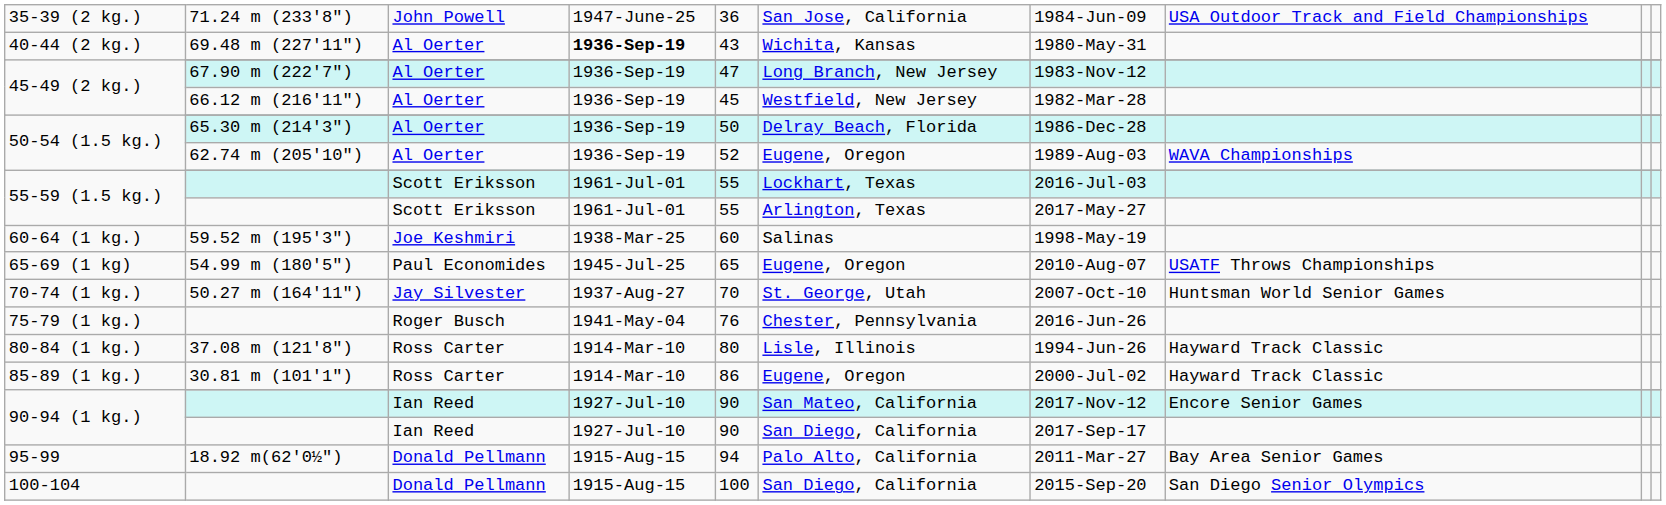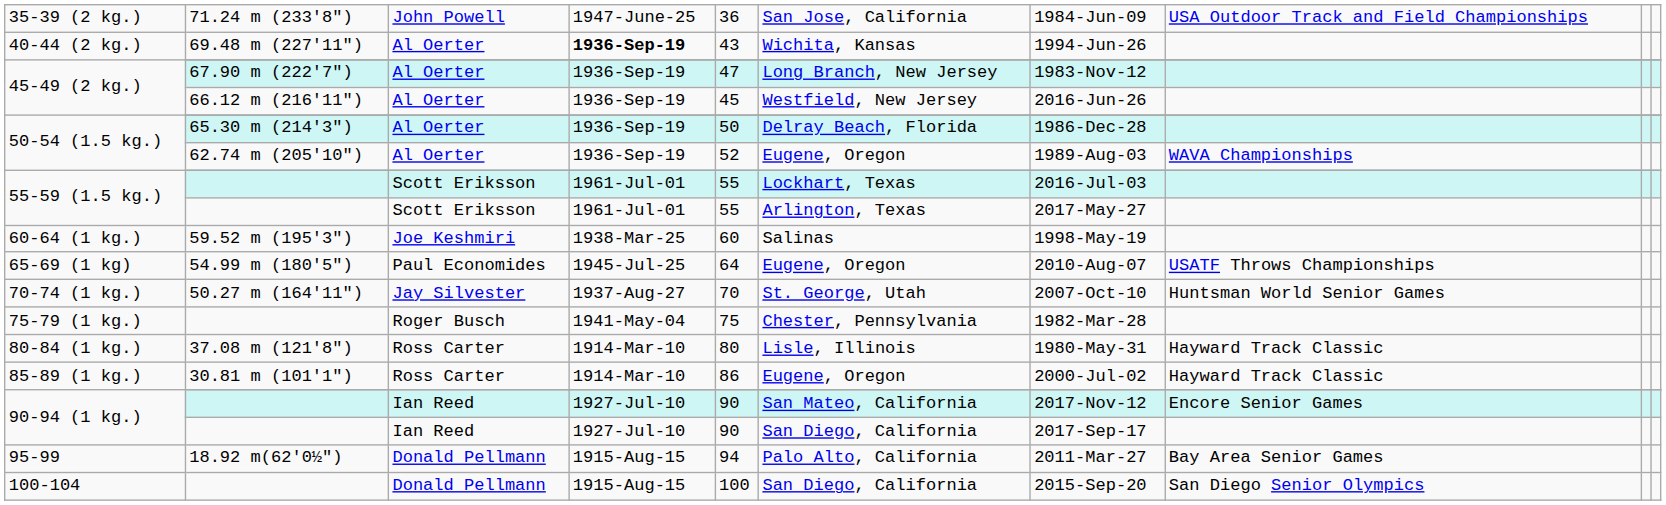(1090, 46) 1980-May-31 -> (1090, 46) 1994-Jun-26
(1090, 101) 1982-Mar-28 -> (1090, 101) 2016-Jun-26
(729, 266) 65 -> (729, 266) 64
(729, 321) 76 -> (729, 321) 75
(1090, 321) 2016-Jun-26 -> (1090, 321) 1982-Mar-28
(1090, 349) 1994-Jun-26 -> (1090, 349) 1980-May-31
